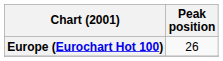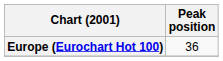(192, 46) 26 -> (192, 46) 36
